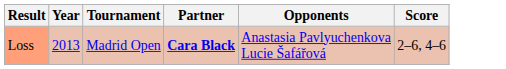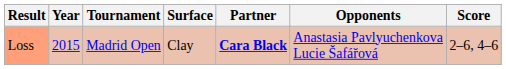+ column: (190, 15)
(66, 45) 2013 -> (66, 45) 2015
